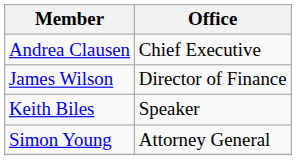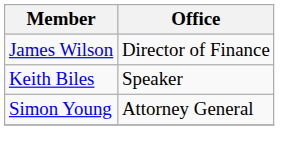- row: (69, 49)
